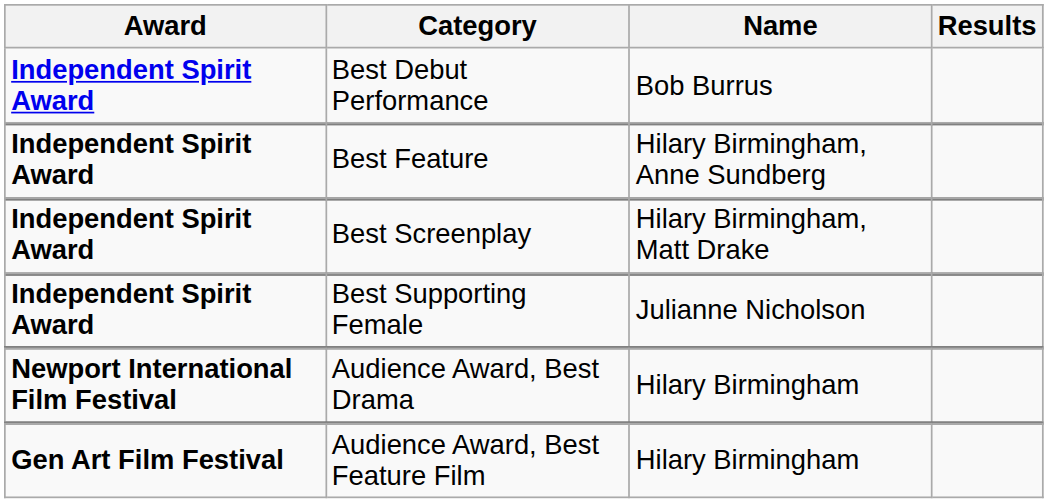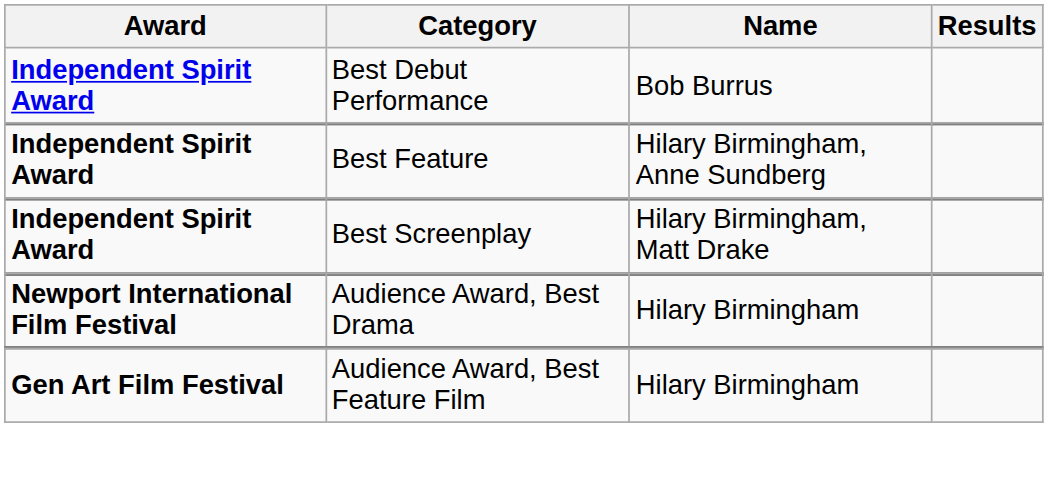- row: (429, 310)
